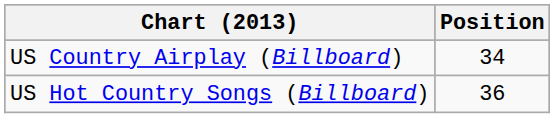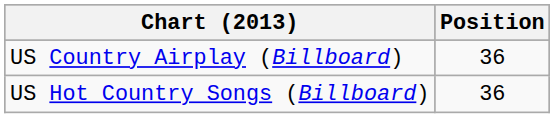(492, 58) 34 -> (492, 58) 36
